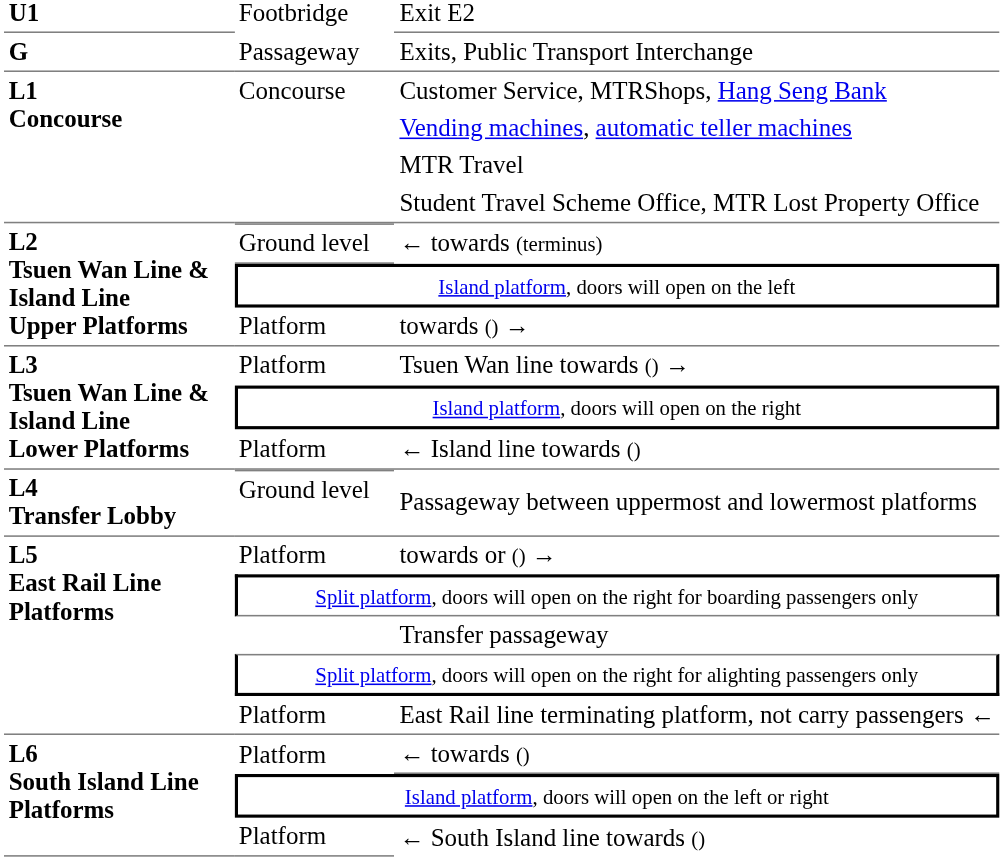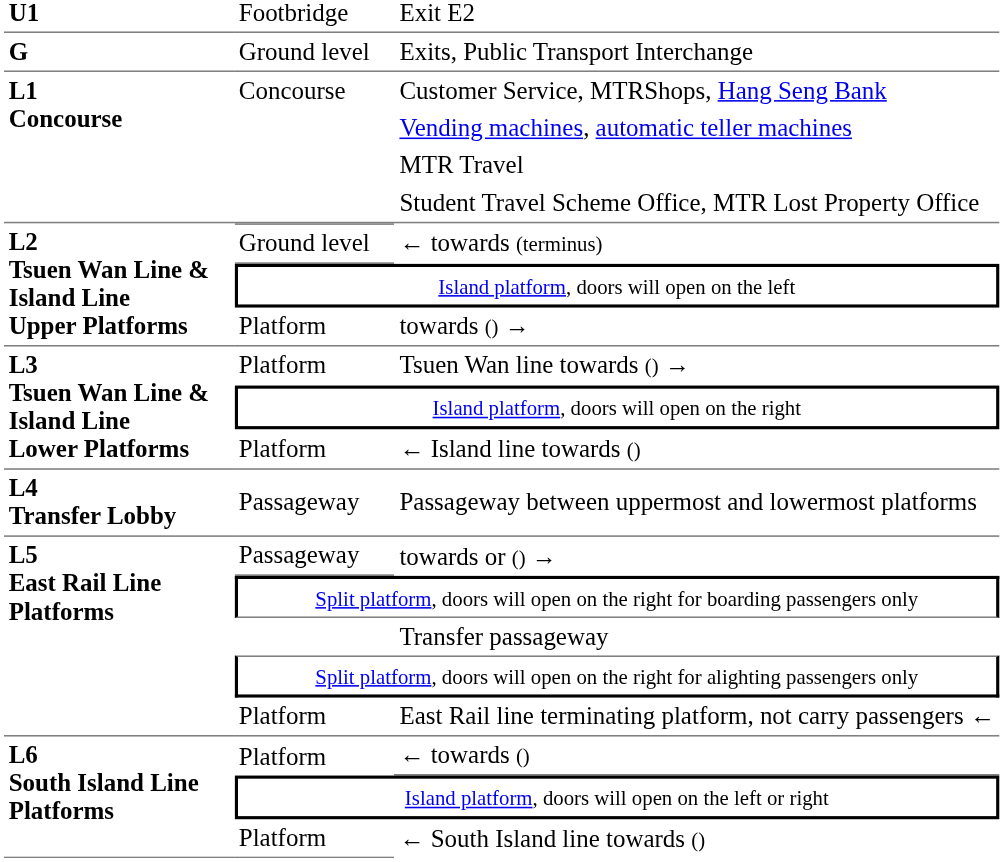(299, 50) Passageway -> (304, 51) Ground level
(304, 489) Ground level -> (299, 502) Passageway
(282, 555) Platform -> (299, 555) Passageway
